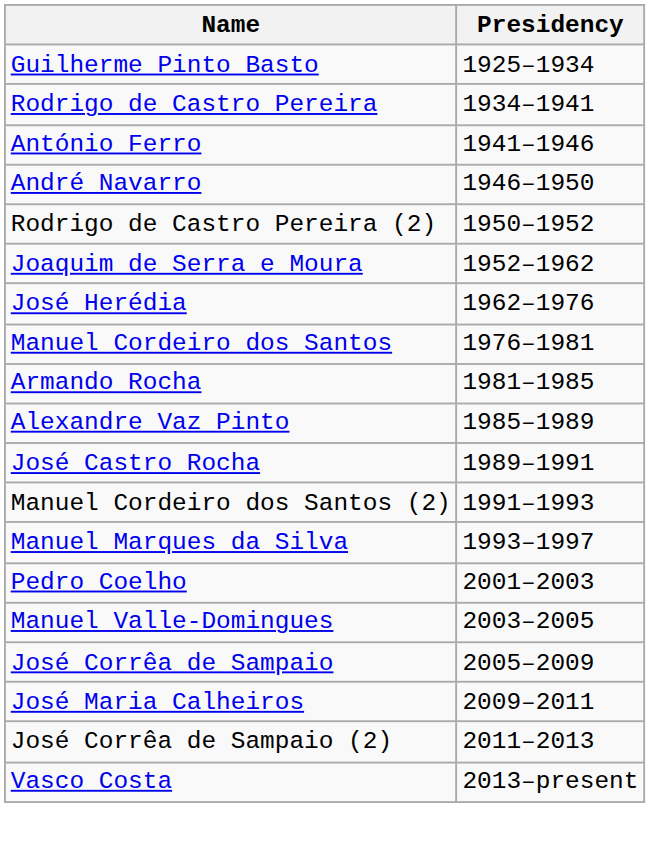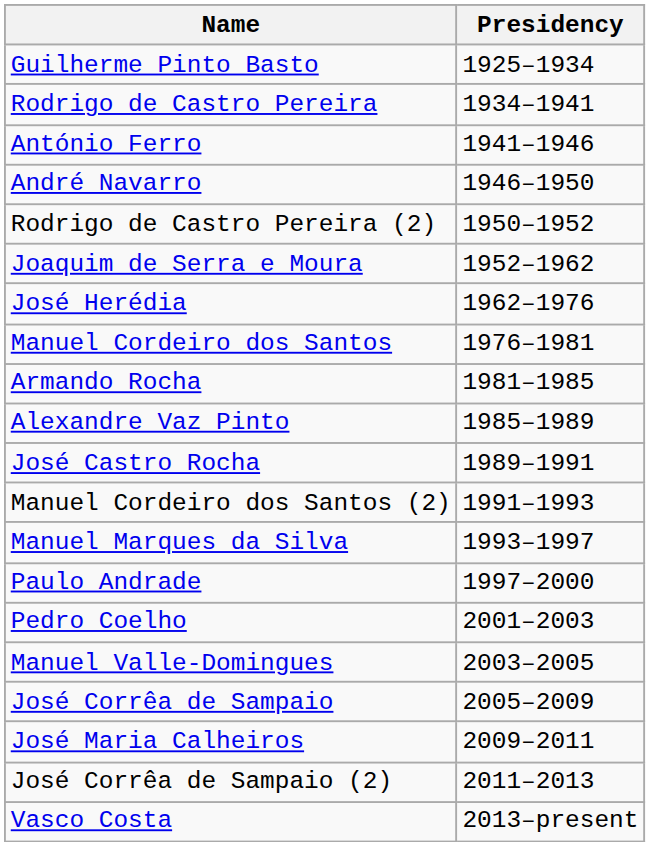+ row: (106, 583)
